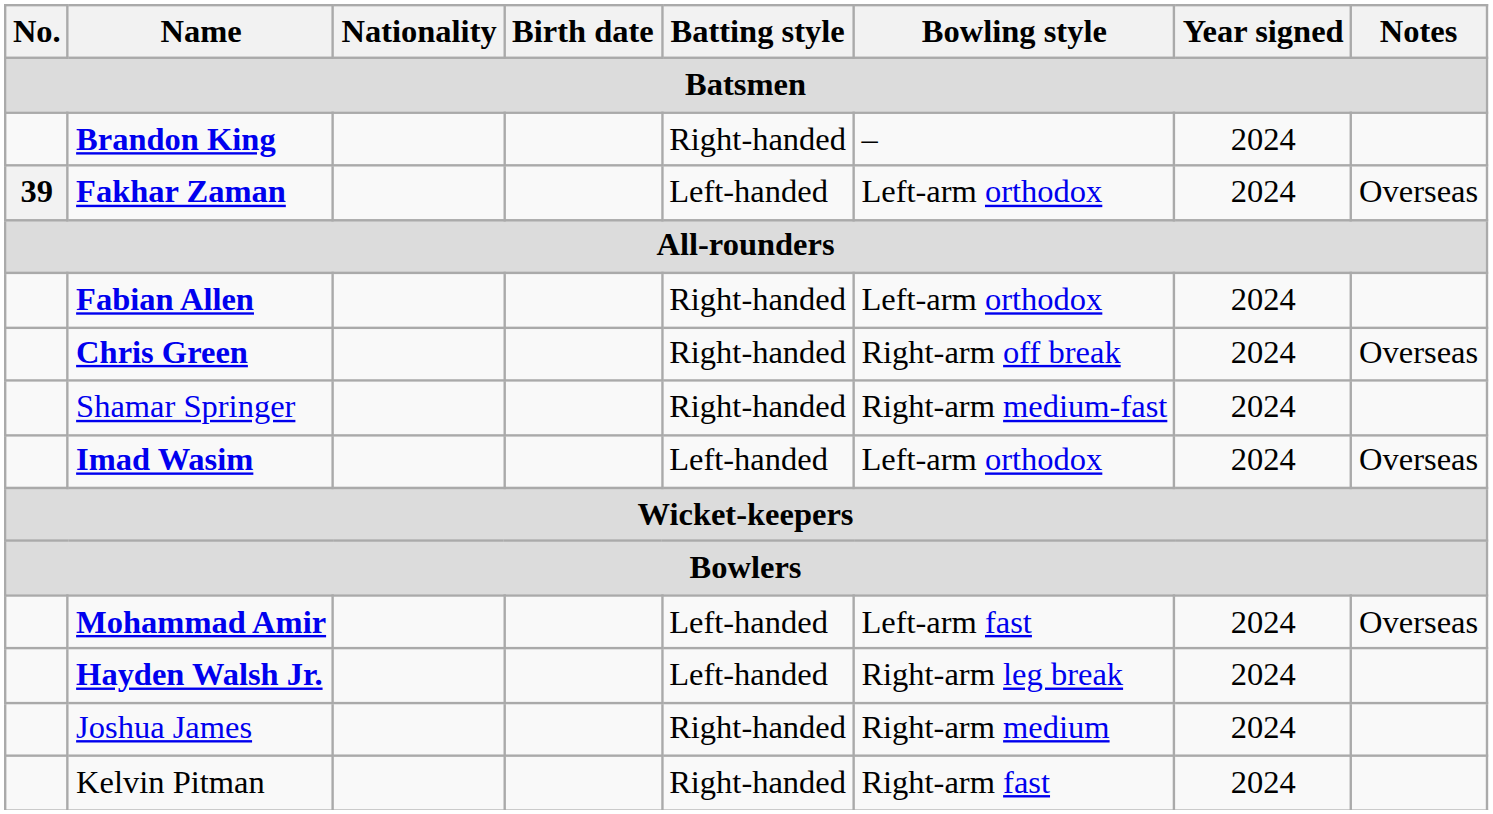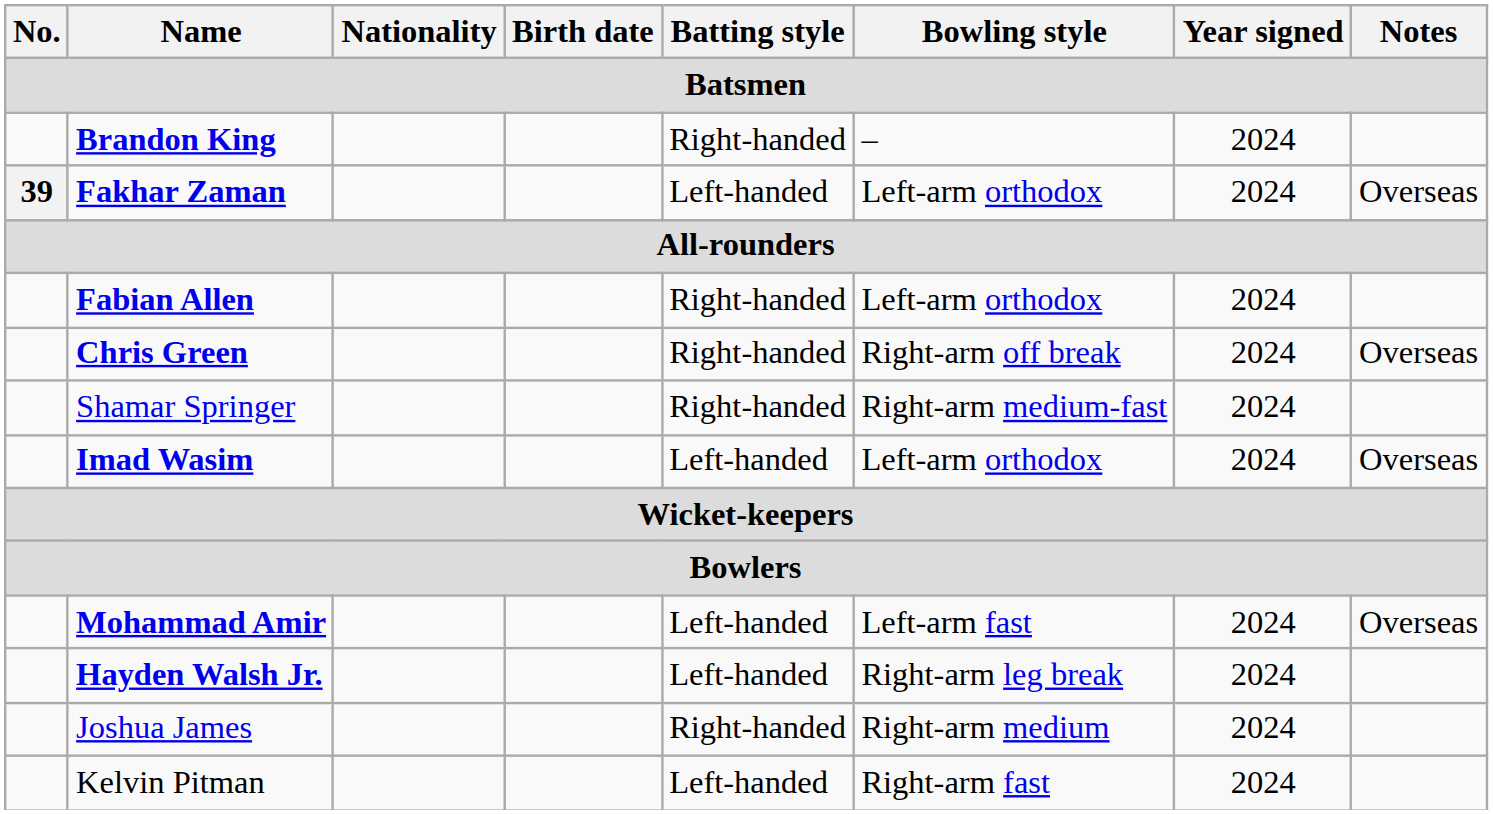(758, 781) Right-handed -> (749, 781) Left-handed
